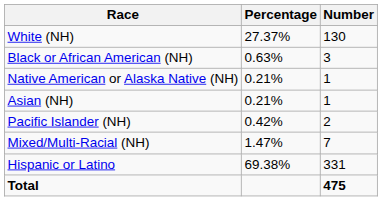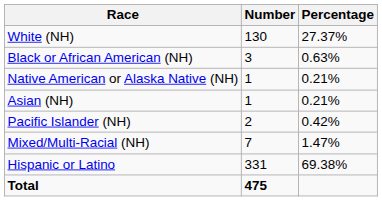columns swapped: (349, 15) <-> (281, 15)
